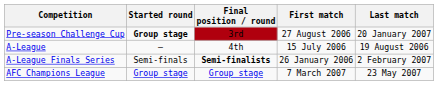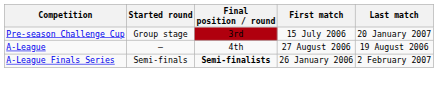(161, 34) bold -> (161, 34) normal
(316, 34) 27 August 2006 -> (316, 34) 15 July 2006
(316, 47) 15 July 2006 -> (316, 47) 27 August 2006
- row: (56, 74)
